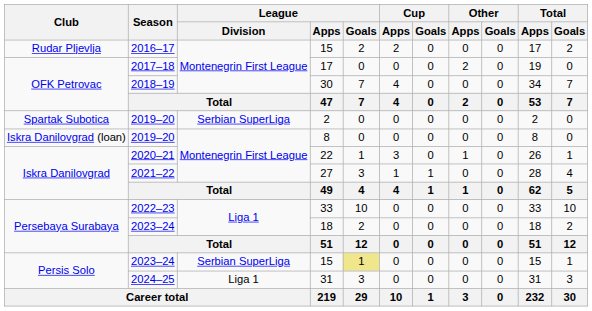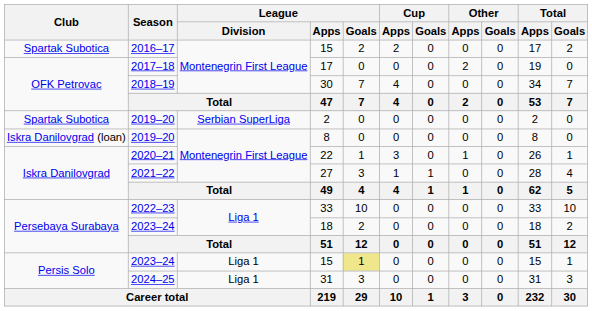(66, 48) Rudar Pljevlja -> (66, 48) Spartak Subotica
(244, 262) Serbian SuperLiga -> (244, 262) Liga 1
